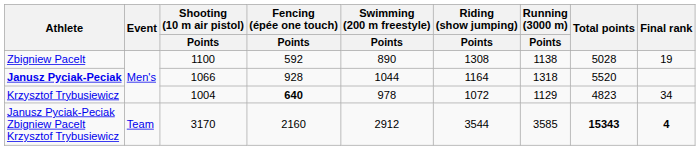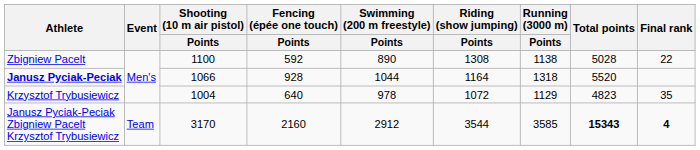(666, 60) 19 -> (666, 60) 22
(294, 95) bold -> (294, 95) normal
(666, 95) 34 -> (666, 95) 35
